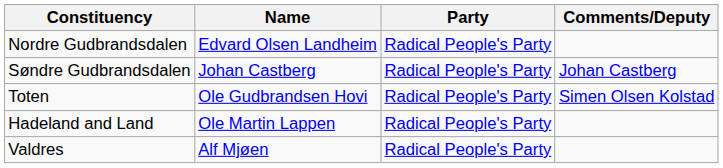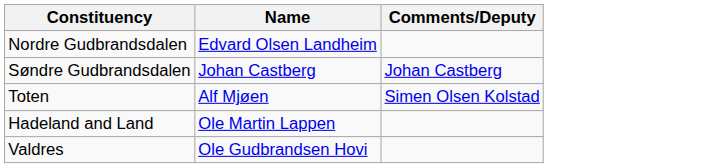- column: (468, 17)
(283, 96) Ole Gudbrandsen Hovi -> (233, 96) Alf Mjøen
(233, 149) Alf Mjøen -> (283, 149) Ole Gudbrandsen Hovi
